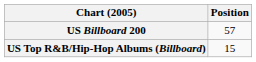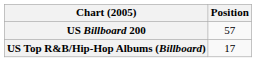(230, 48) 15 -> (230, 48) 17
